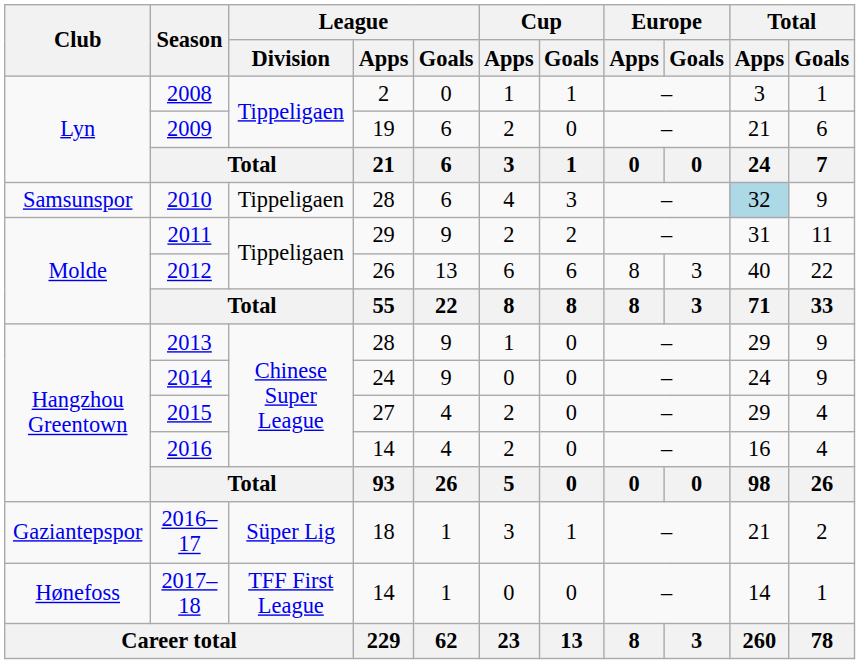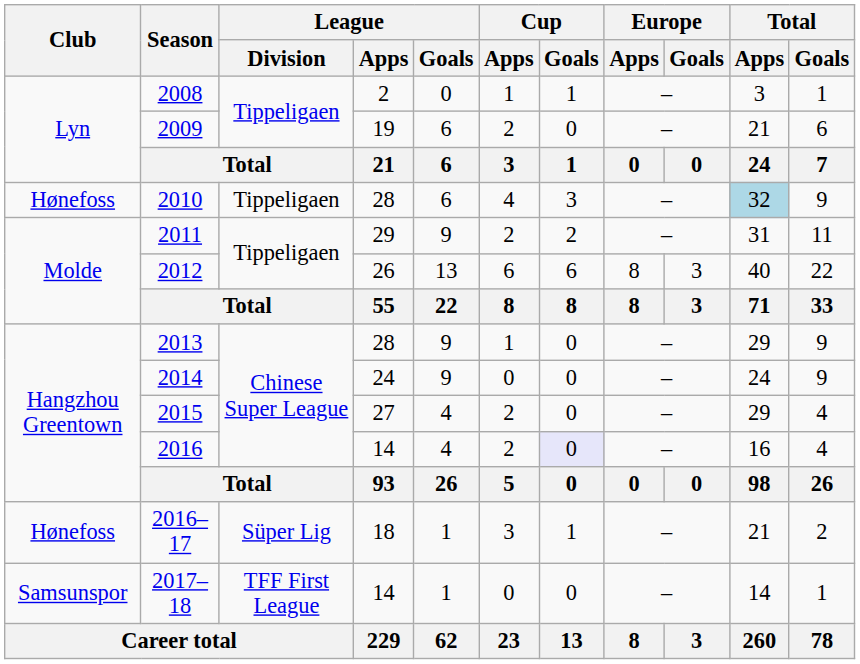(78, 199) Samsunspor -> (73, 199) Hønefoss
(571, 448) no background -> (571, 448) lavender background
(78, 532) Gaziantepspor -> (73, 532) Hønefoss
(78, 592) Hønefoss -> (73, 592) Samsunspor
